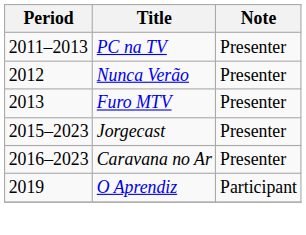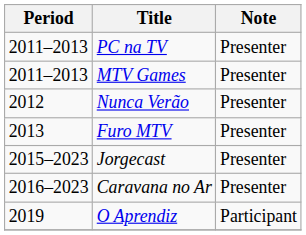+ row: (141, 74)
